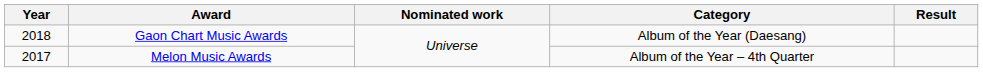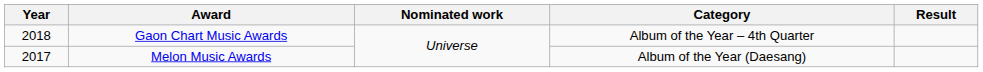(722, 35) Album of the Year (Daesang) -> (722, 35) Album of the Year – 4th Quarter
(722, 56) Album of the Year – 4th Quarter -> (722, 56) Album of the Year (Daesang)
